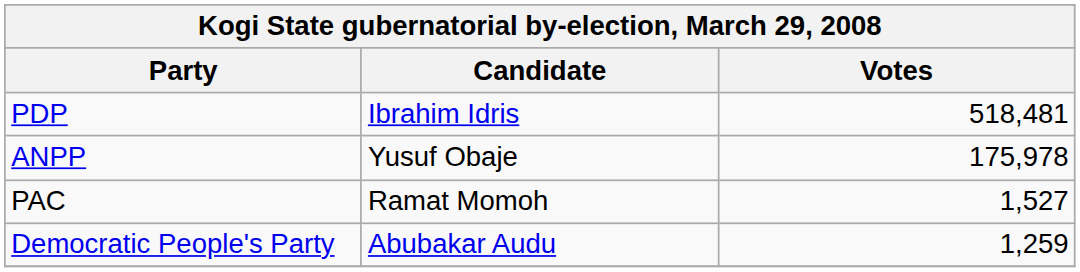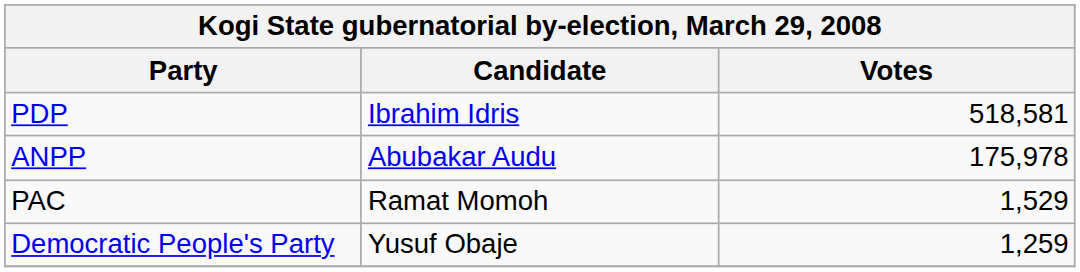(1019, 113) 518,481 -> (1019, 113) 518,581
(443, 157) Yusuf Obaje -> (462, 157) Abubakar Audu
(1034, 200) 1,527 -> (1034, 200) 1,529
(462, 244) Abubakar Audu -> (443, 244) Yusuf Obaje
